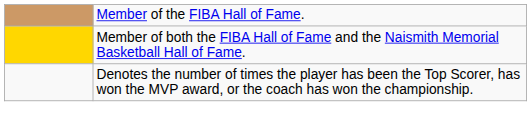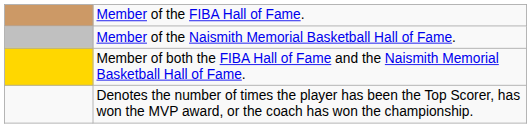+ row: (276, 37)
